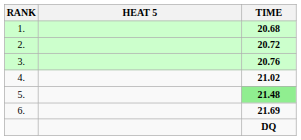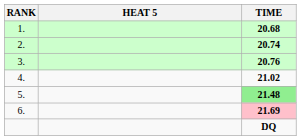(269, 45) 20.72 -> (269, 45) 20.74
(269, 111) no background -> (269, 111) pink background
